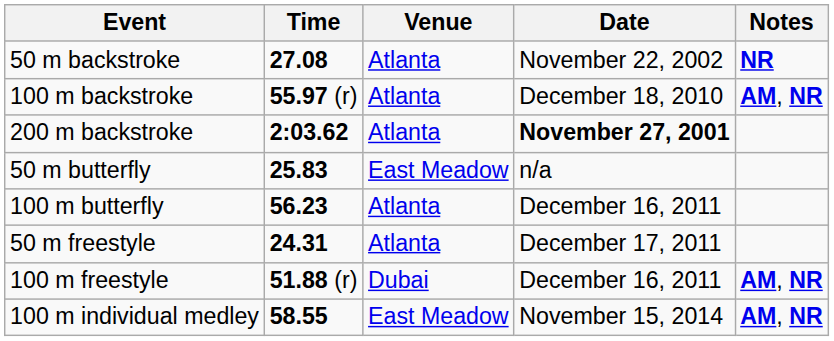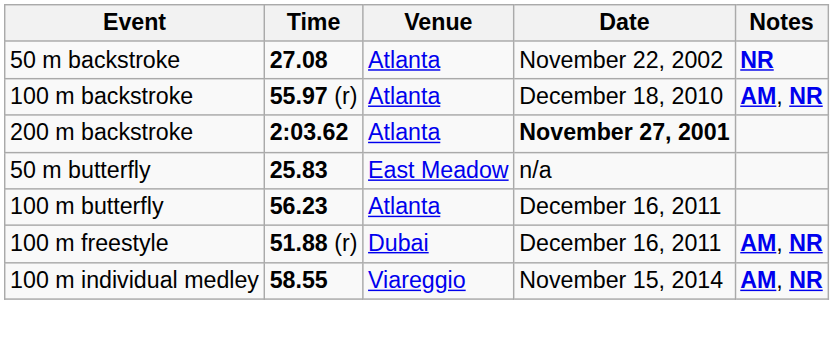- row: (83, 243)
(438, 317) East Meadow -> (417, 280) Viareggio
